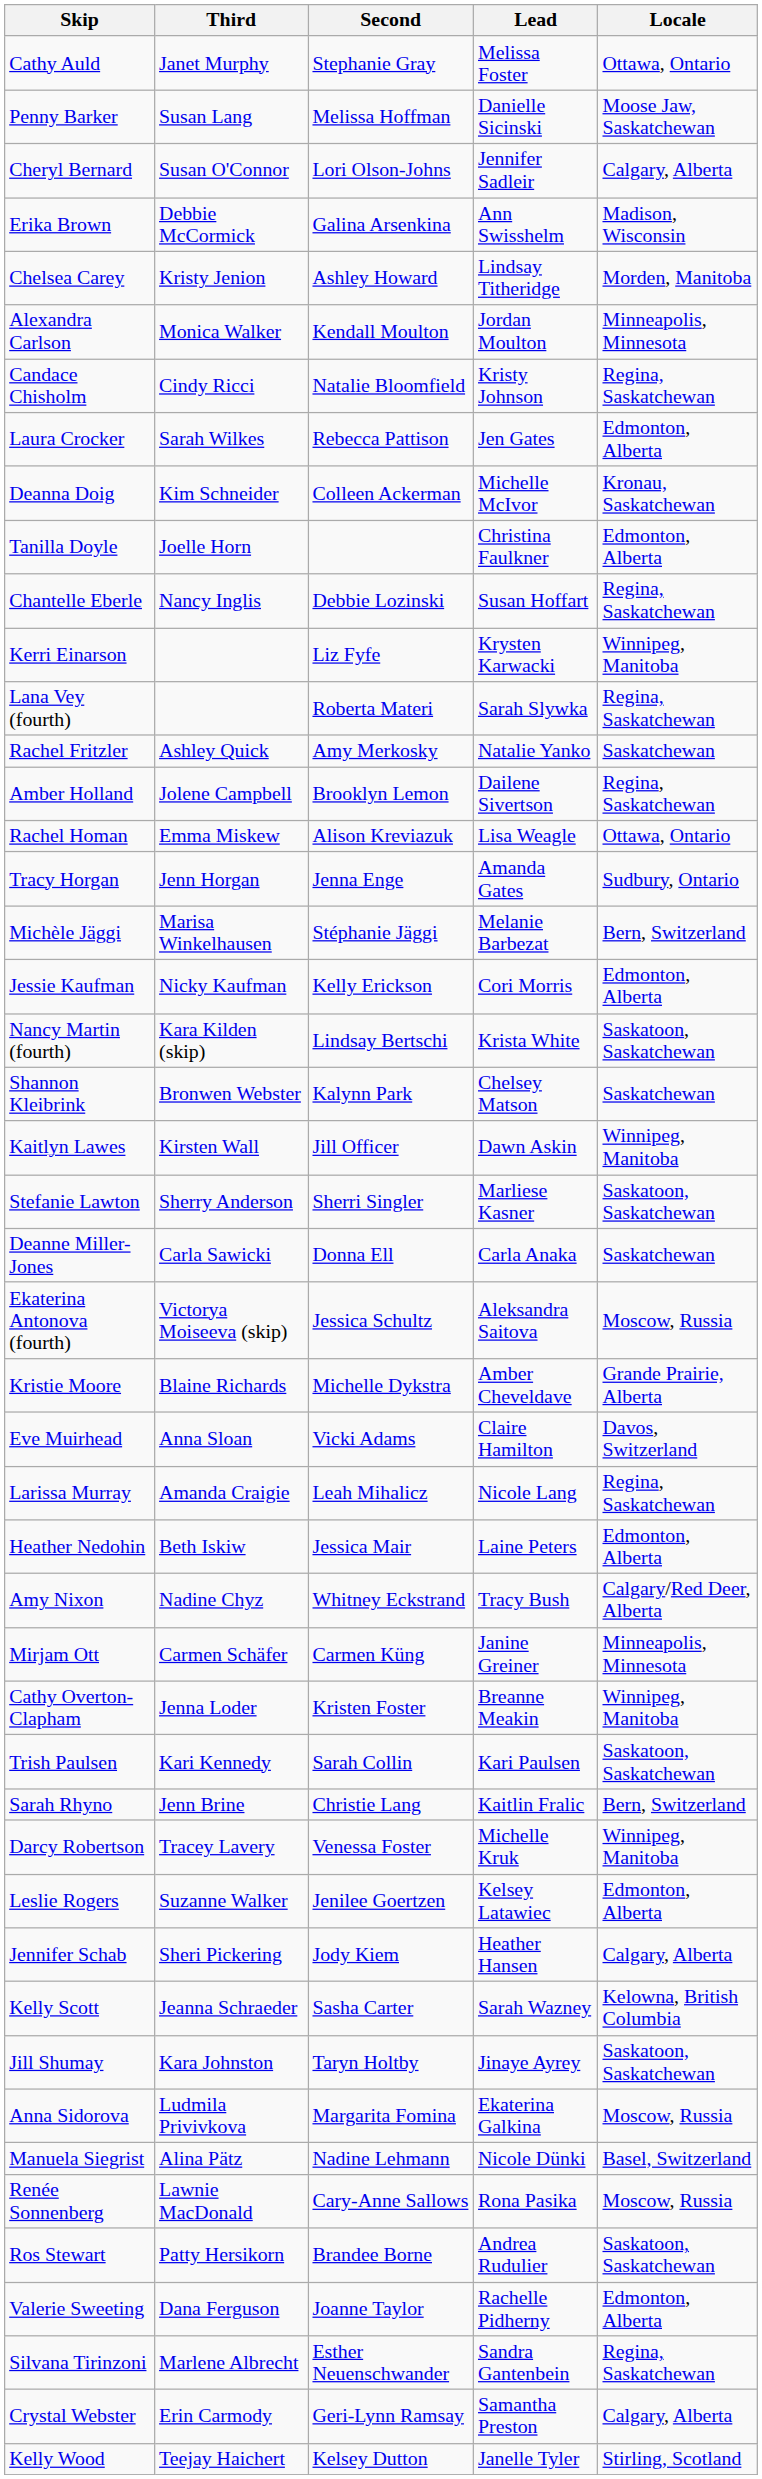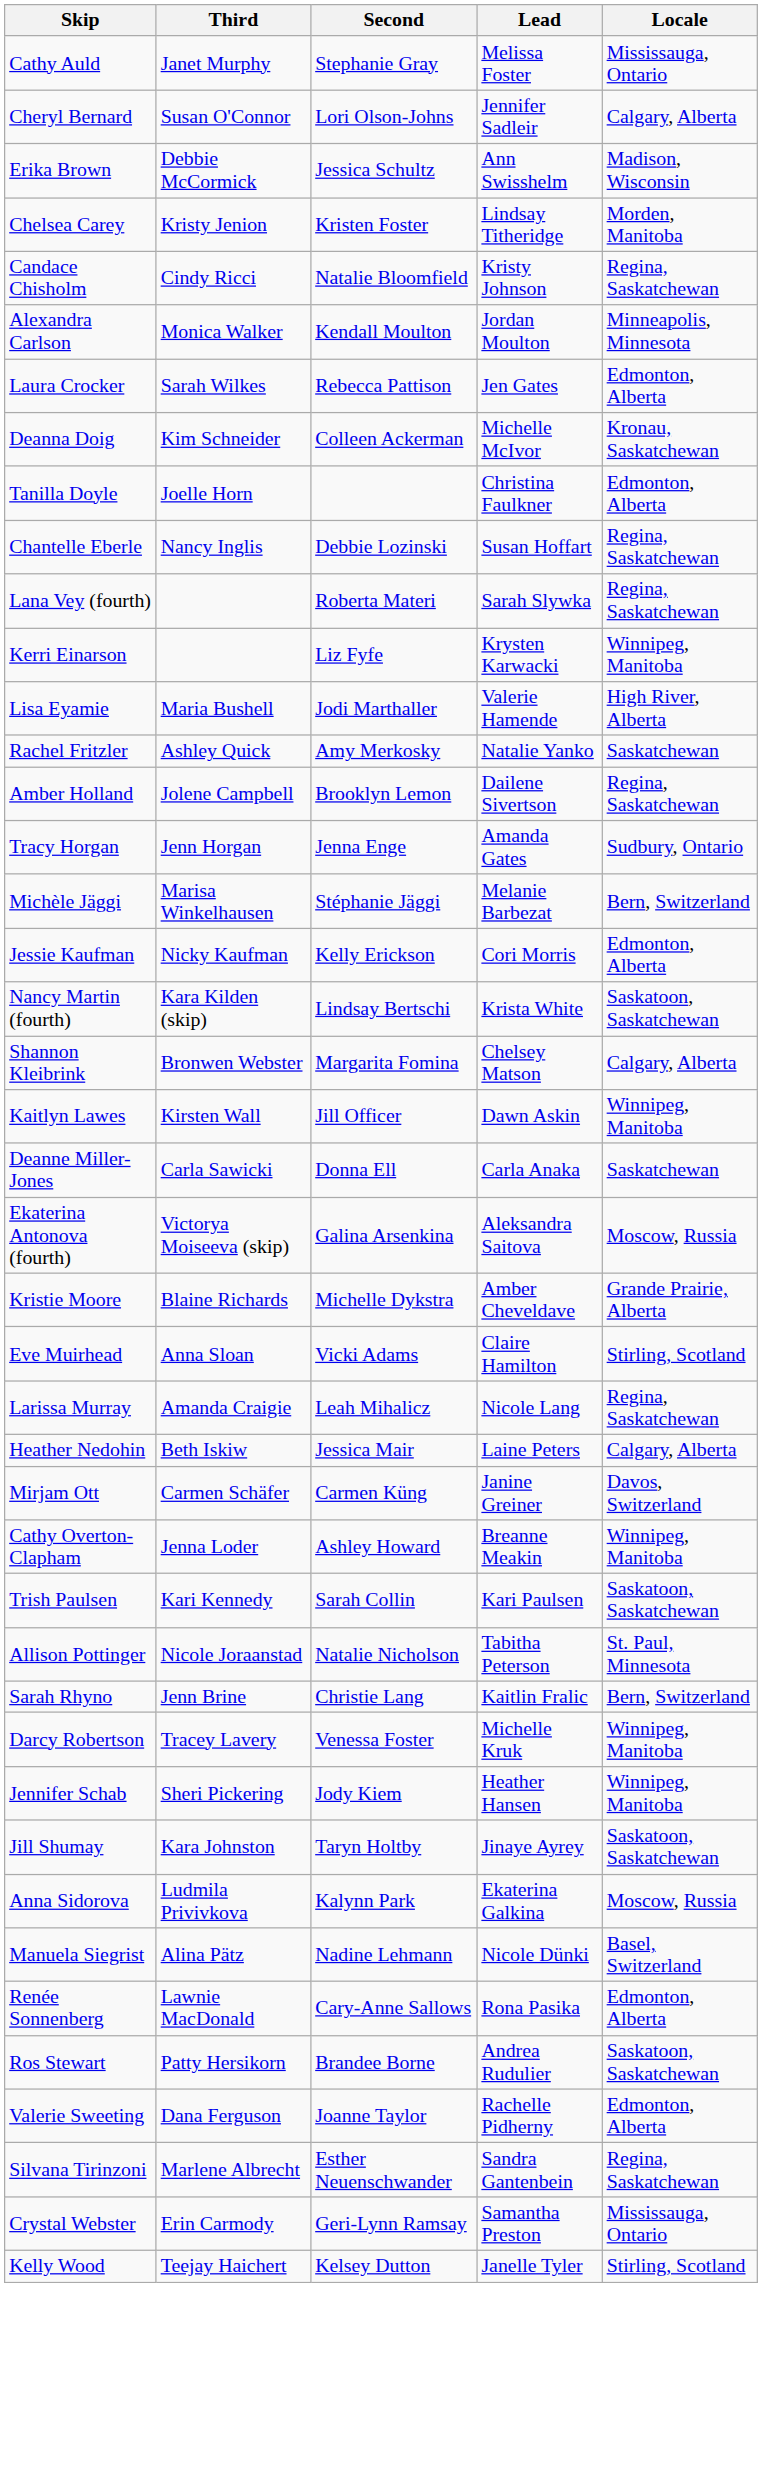(666, 62) Ottawa, Ontario -> (658, 62) Mississauga, Ontario
- row: (63, 116)
(382, 224) Galina Arsenkina -> (375, 170) Jessica Schultz
(375, 277) Ashley Howard -> (372, 224) Kristen Foster
rows swapped: (51, 331) <-> (48, 385)
rows swapped: (68, 654) <-> (47, 708)
+ row: (59, 708)
- row: (68, 836)
(362, 1093) Kalynn Park -> (387, 1062) Margarita Fomina
(659, 1093) Saskatchewan -> (672, 1062) Calgary, Alberta
- row: (74, 1201)
(372, 1320) Jessica Schultz -> (384, 1234) Galina Arsenkina
(650, 1438) Davos, Switzerland -> (676, 1353) Stirling, Scotland
(646, 1546) Edmonton, Alberta -> (672, 1450) Calgary, Alberta
- row: (56, 1600)
(655, 1654) Minneapolis, Minnesota -> (654, 1492) Davos, Switzerland
(369, 1707) Kristen Foster -> (378, 1546) Ashley Howard
+ row: (77, 1654)
- row: (64, 1900)
(667, 1954) Calgary, Alberta -> (648, 1793) Winnipeg, Manitoba
- row: (54, 2008)
(384, 2115) Margarita Fomina -> (365, 1900) Kalynn Park
(667, 2201) Moscow, Russia -> (650, 2008) Edmonton, Alberta
(667, 2416) Calgary, Alberta -> (658, 2223) Mississauga, Ontario
